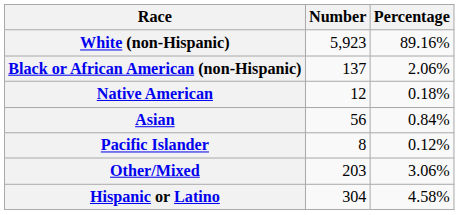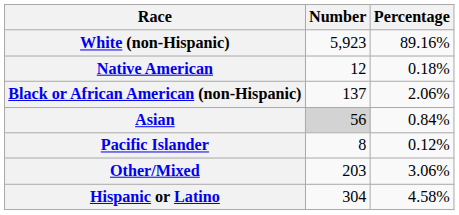rows swapped: (155, 68) <-> (155, 94)
(358, 119) no background -> (358, 119) lightgrey background
